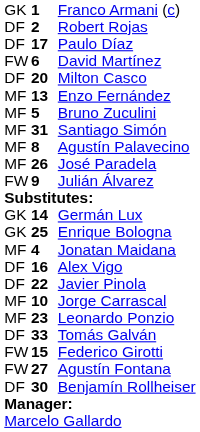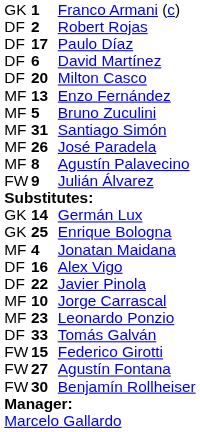(16, 61) FW -> (15, 61) DF
rows swapped: (124, 147) <-> (107, 164)
(15, 386) DF -> (16, 386) FW
